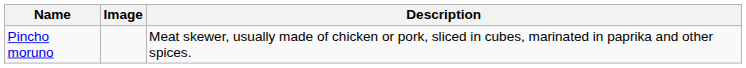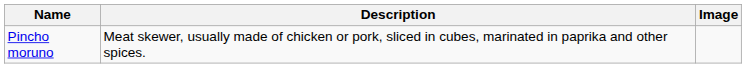columns swapped: (123, 15) <-> (444, 15)
